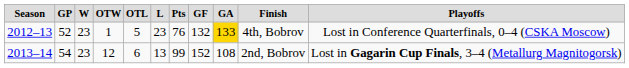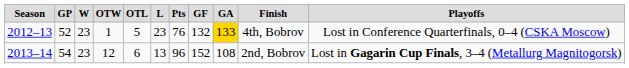(179, 52) 99 -> (179, 52) 96
